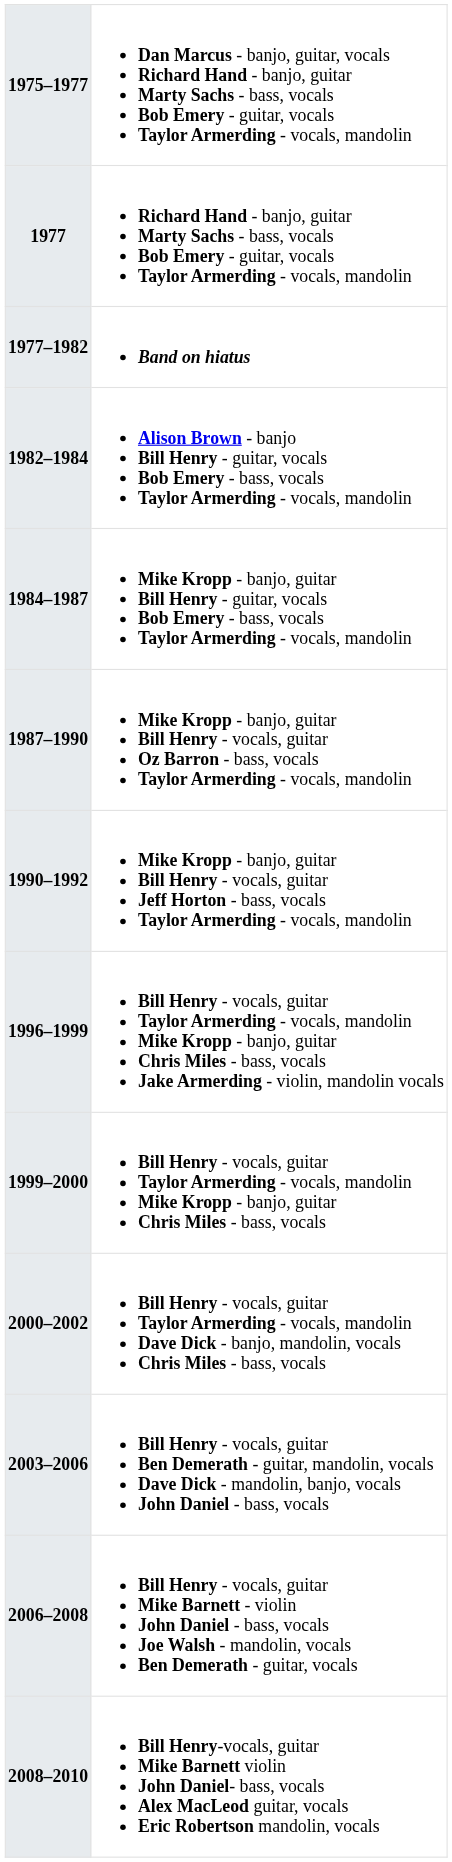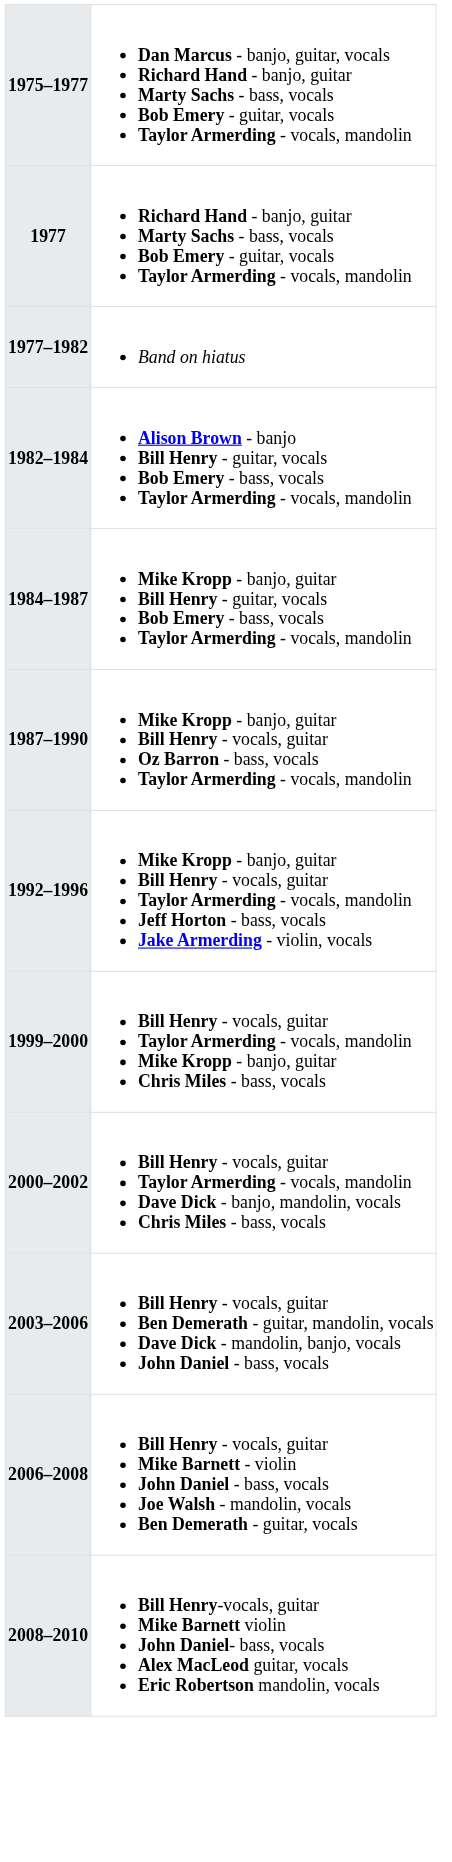(269, 357) bold -> (264, 357) normal
- row: (48, 880)
+ row: (48, 890)
- row: (48, 1031)
